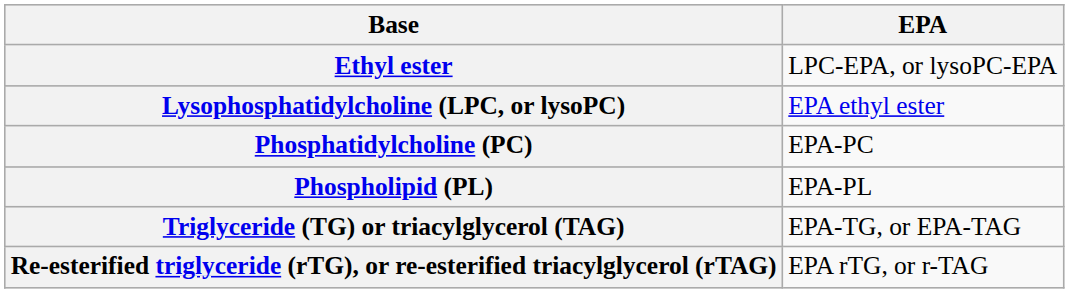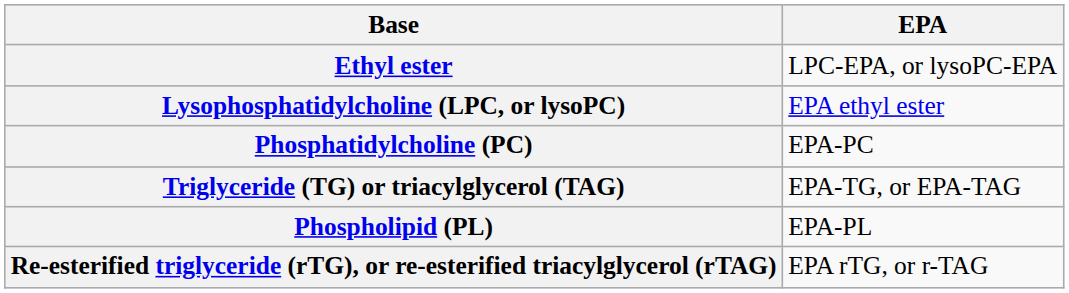rows swapped: (394, 186) <-> (394, 226)
